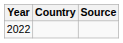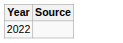- column: (55, 12)
